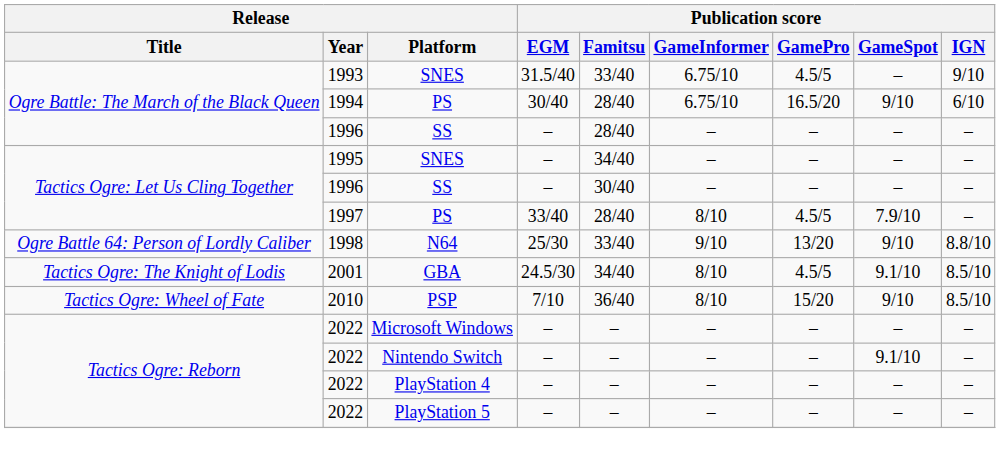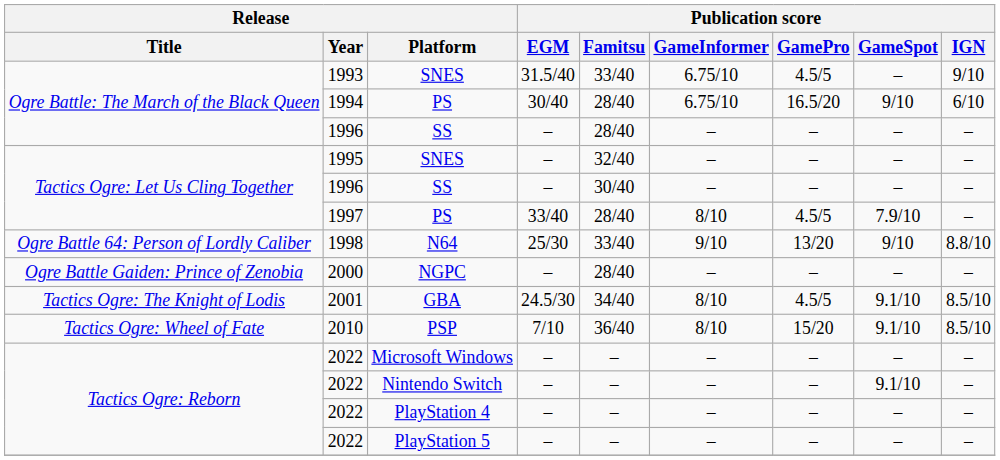(614, 159) 34/40 -> (614, 159) 32/40
+ row: (164, 272)
(898, 300) 9/10 -> (898, 328) 9.1/10
